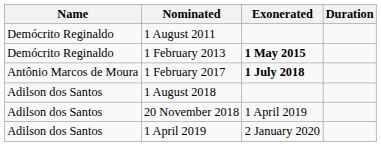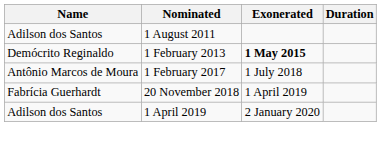(60, 33) Demócrito Reginaldo -> (55, 33) Adilson dos Santos
(275, 72) bold -> (273, 72) normal
- row: (180, 92)
(55, 111) Adilson dos Santos -> (54, 92) Fabrícia Guerhardt
